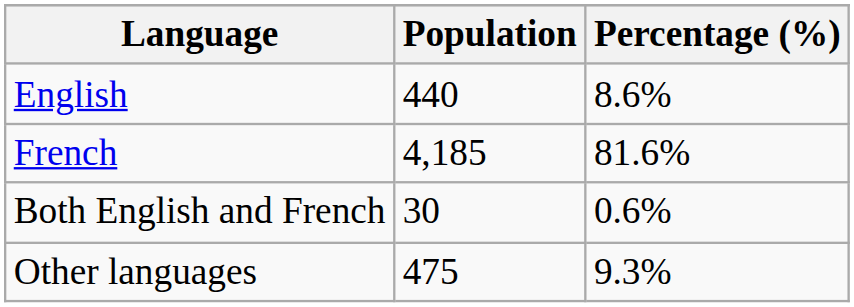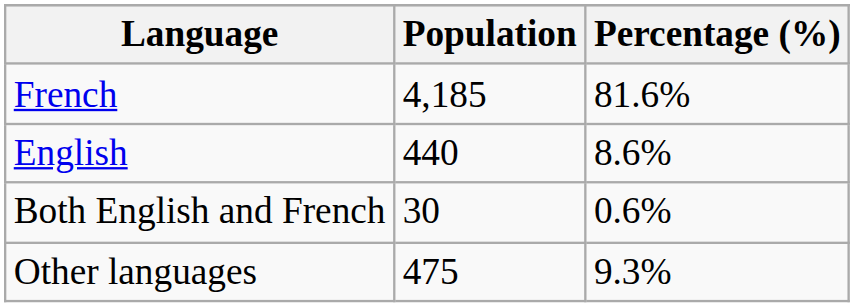rows swapped: (66, 152) <-> (71, 93)
